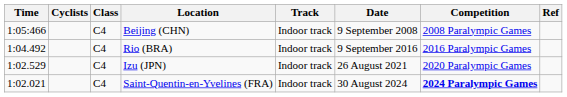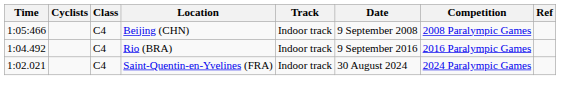- row: (145, 65)
(480, 83) bold -> (477, 65) normal
